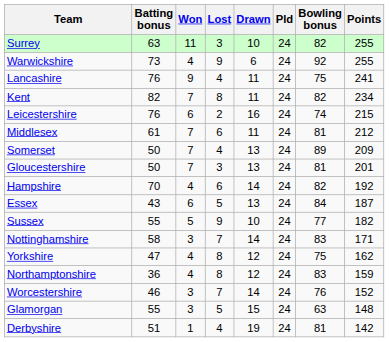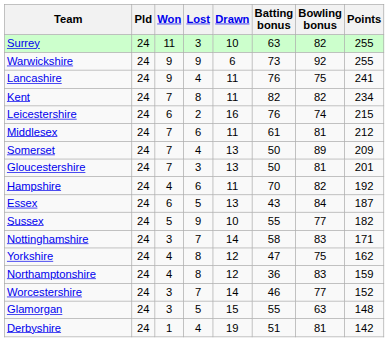columns swapped: (284, 19) <-> (154, 19)
(190, 61) 4 -> (169, 61) 9
(253, 185) 14 -> (232, 185) 11
(320, 292) 76 -> (320, 292) 77
